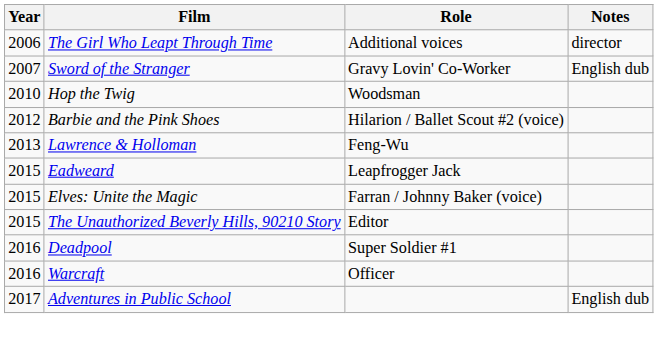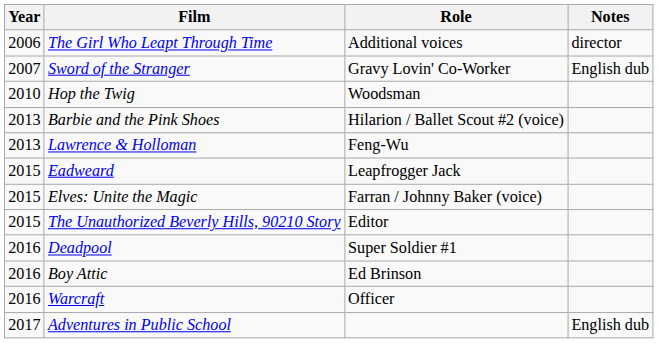(24, 119) 2012 -> (24, 119) 2013
+ row: (78, 273)
